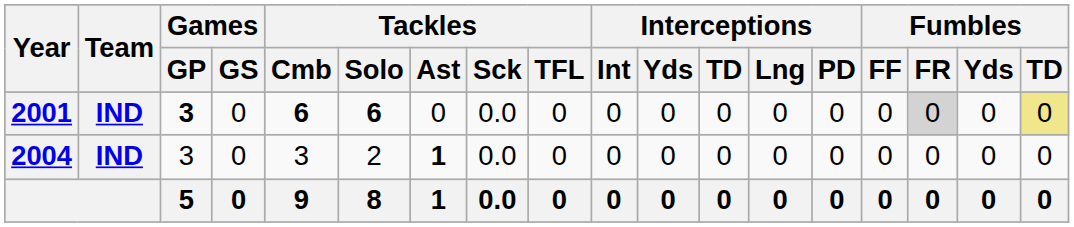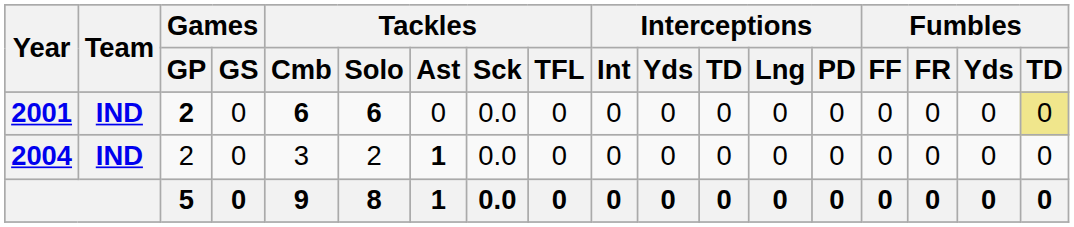(186, 112) 3 -> (186, 112) 2
(933, 112) lightgrey background -> (933, 112) no background
(186, 156) 3 -> (186, 156) 2
